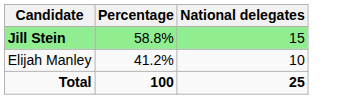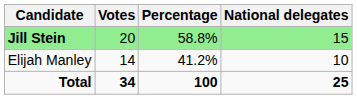+ column: (117, 15)
